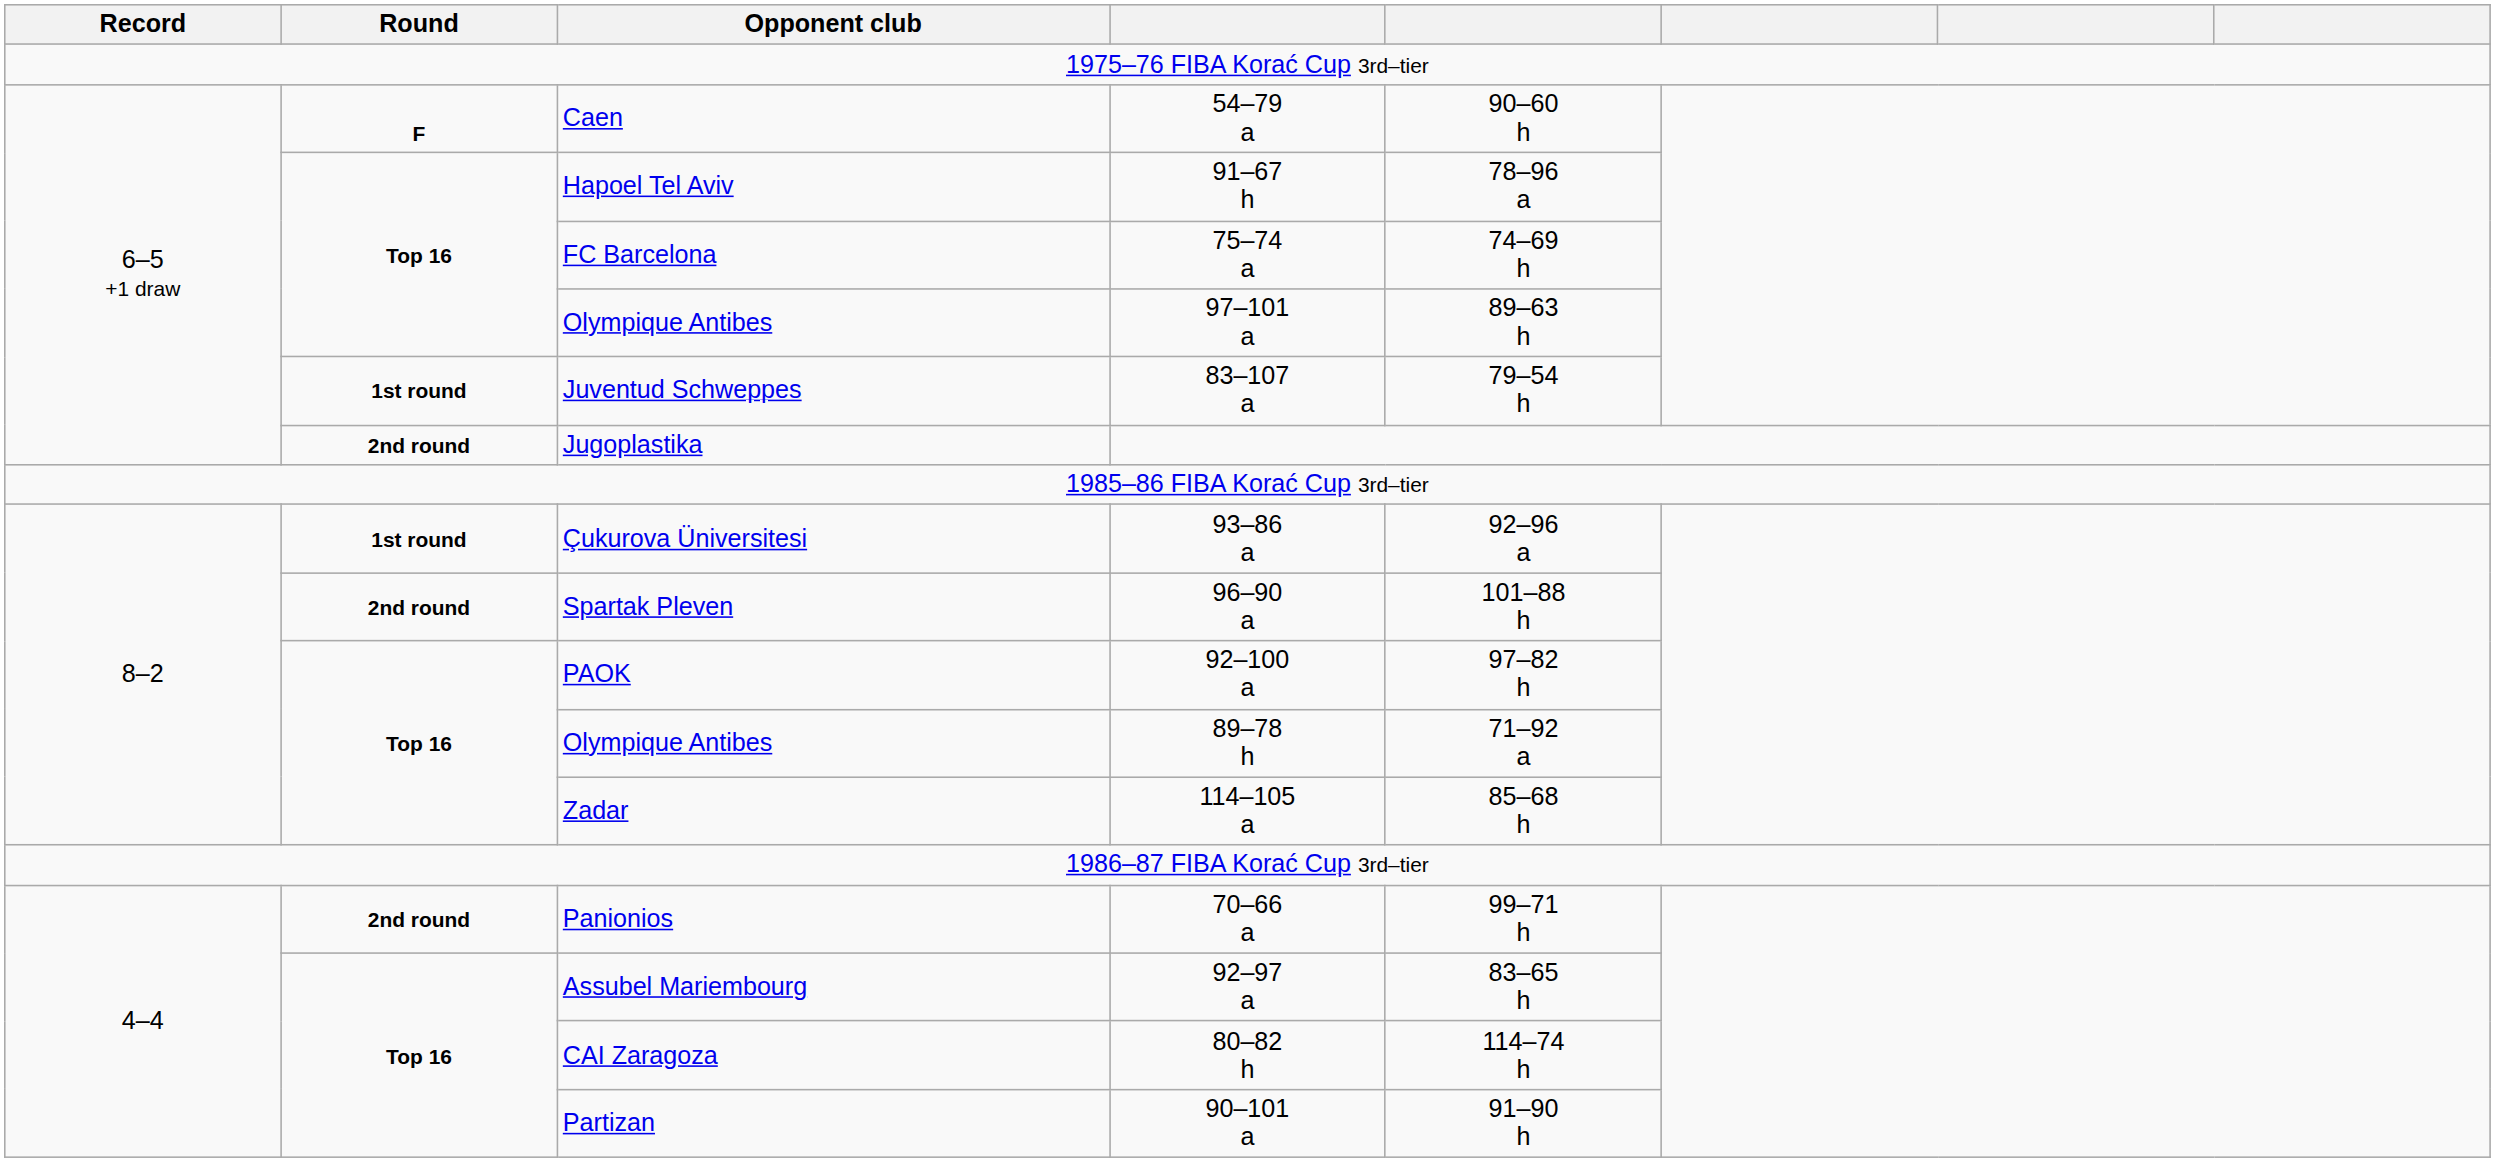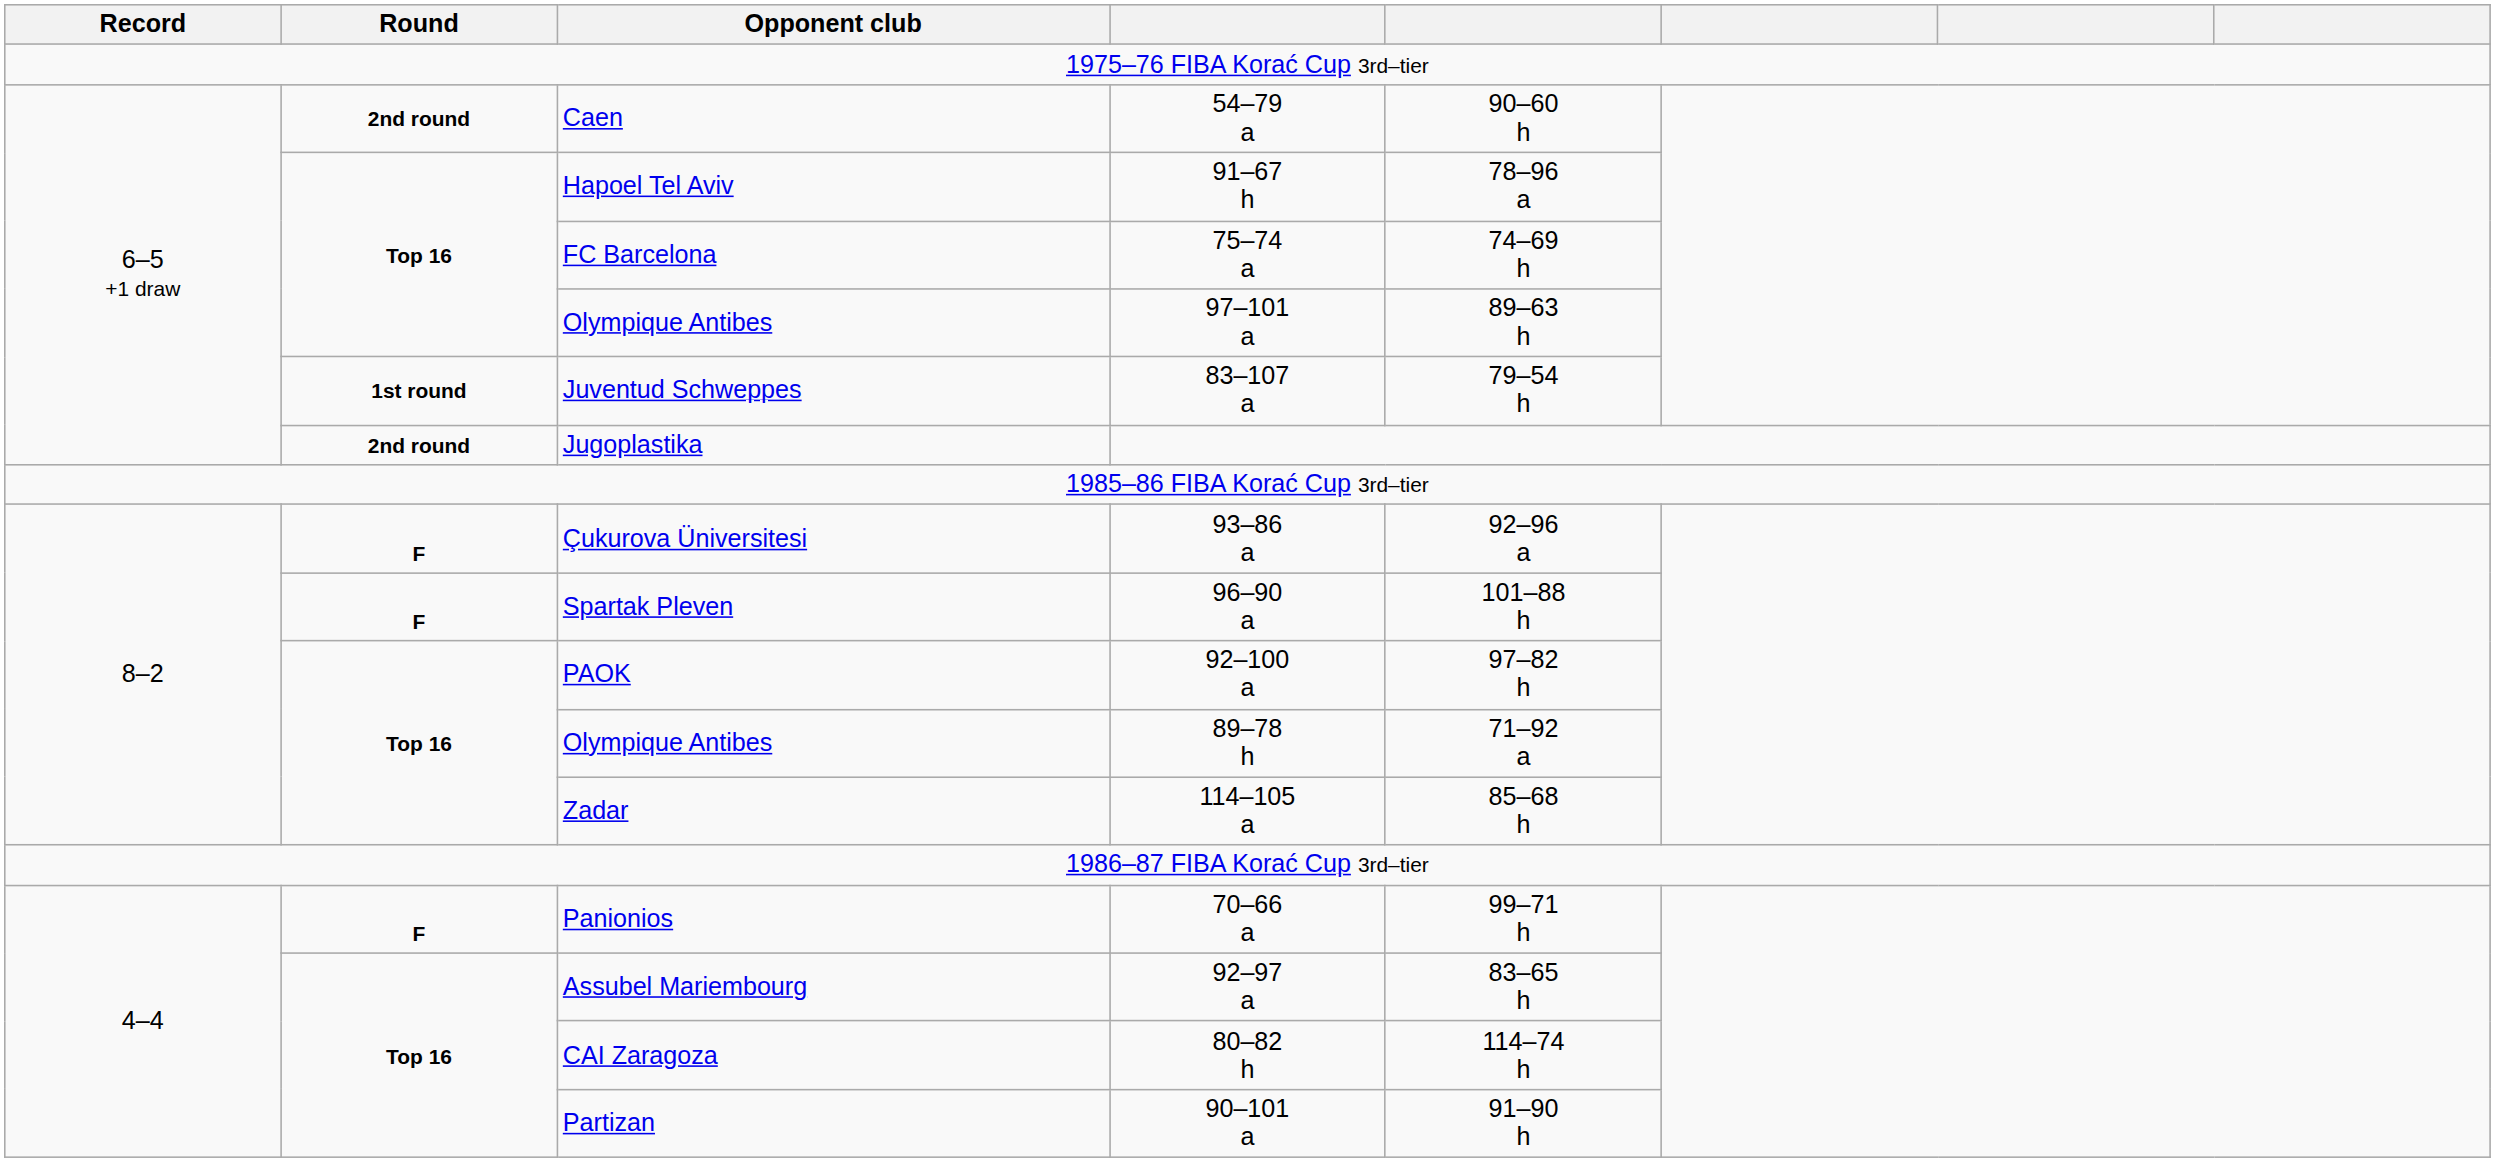(419, 133) F -> (419, 119) 2nd round
(419, 539) 1st round -> (419, 554) F
(419, 608) 2nd round -> (419, 622) F
(419, 920) 2nd round -> (419, 934) F
